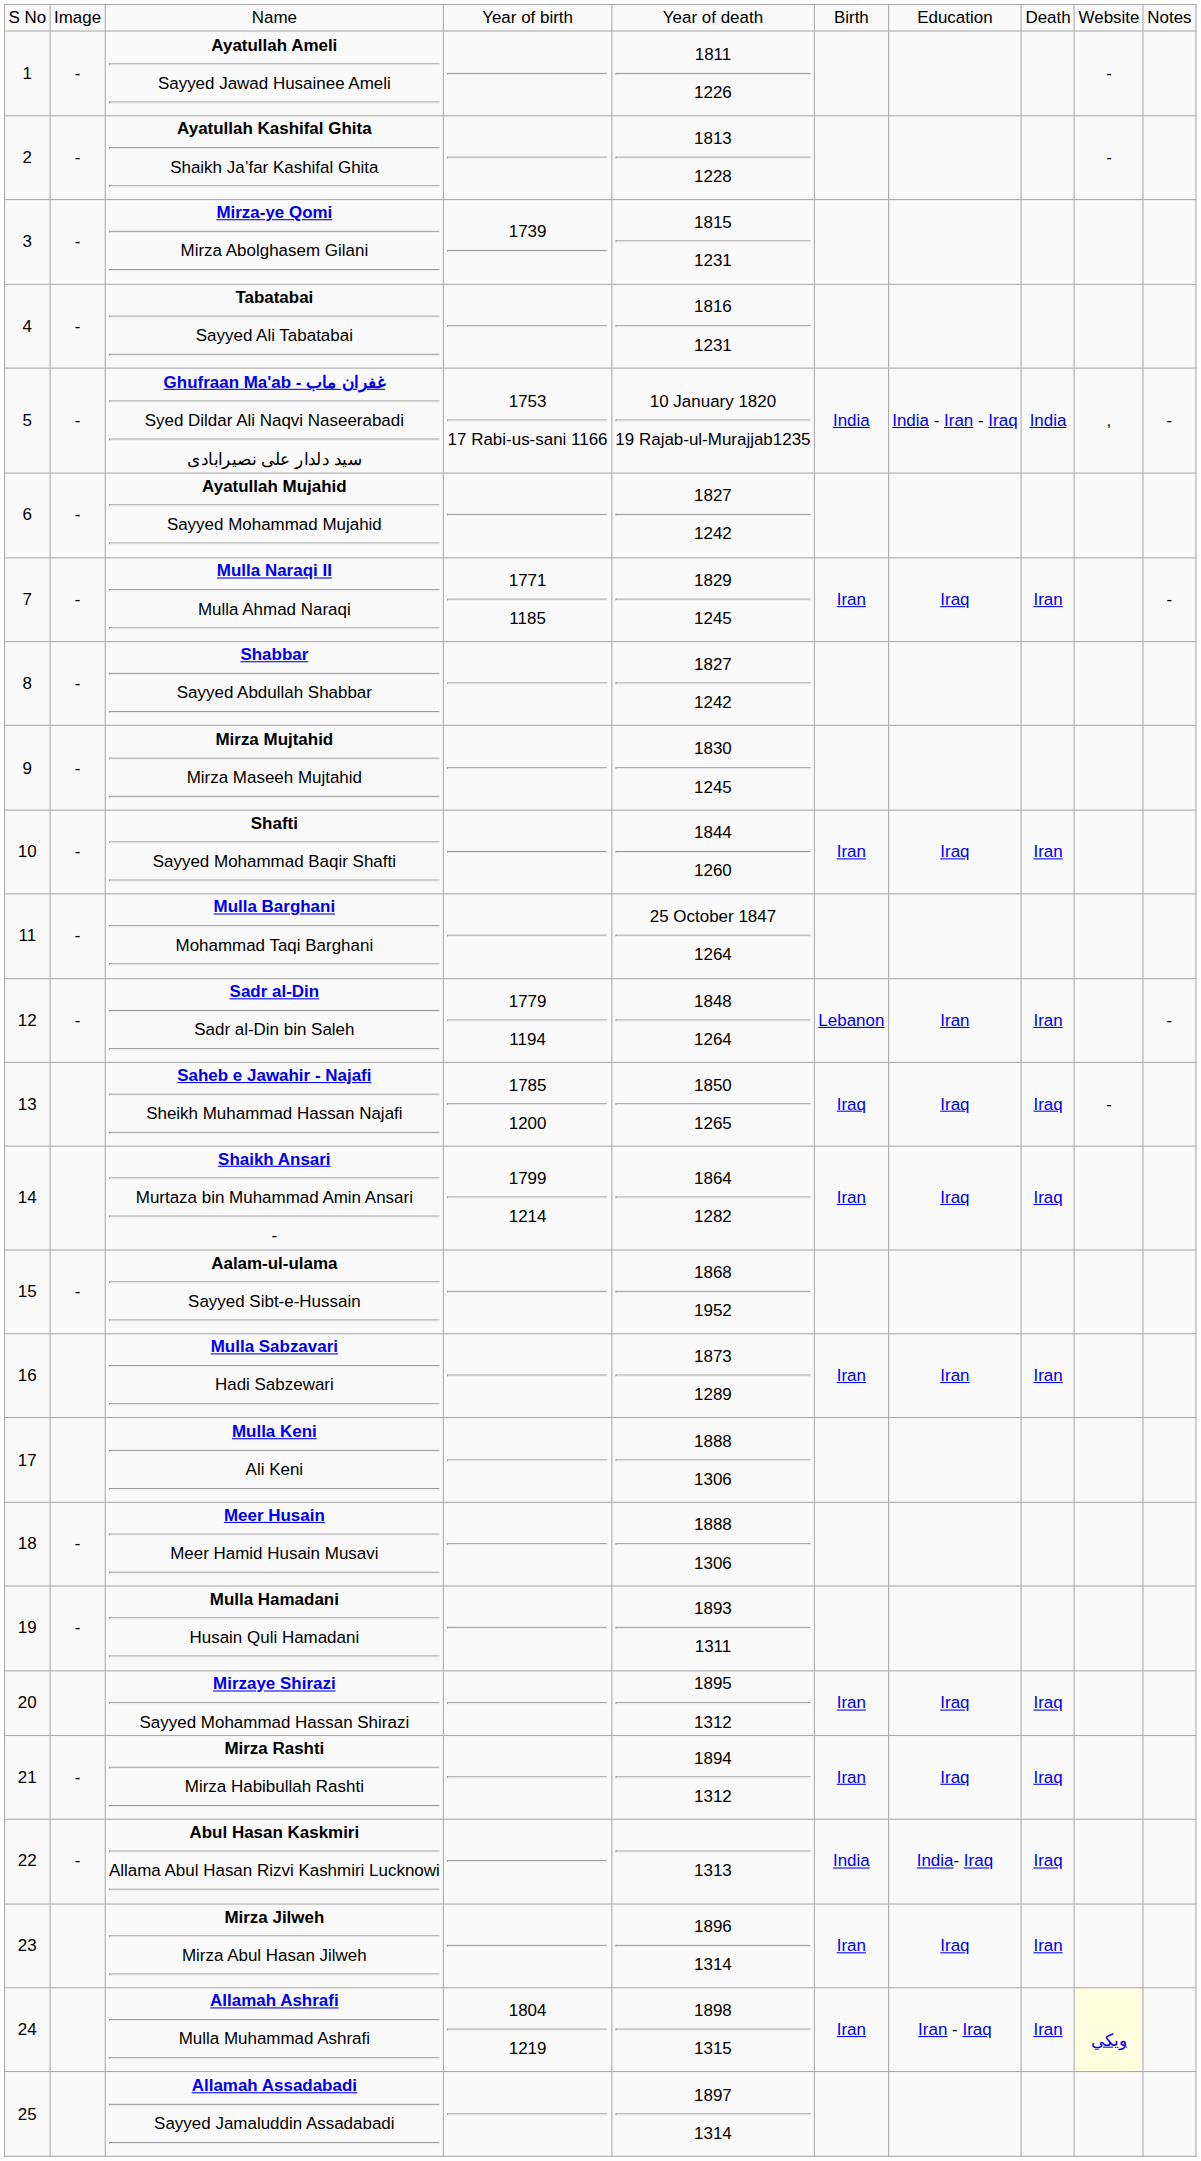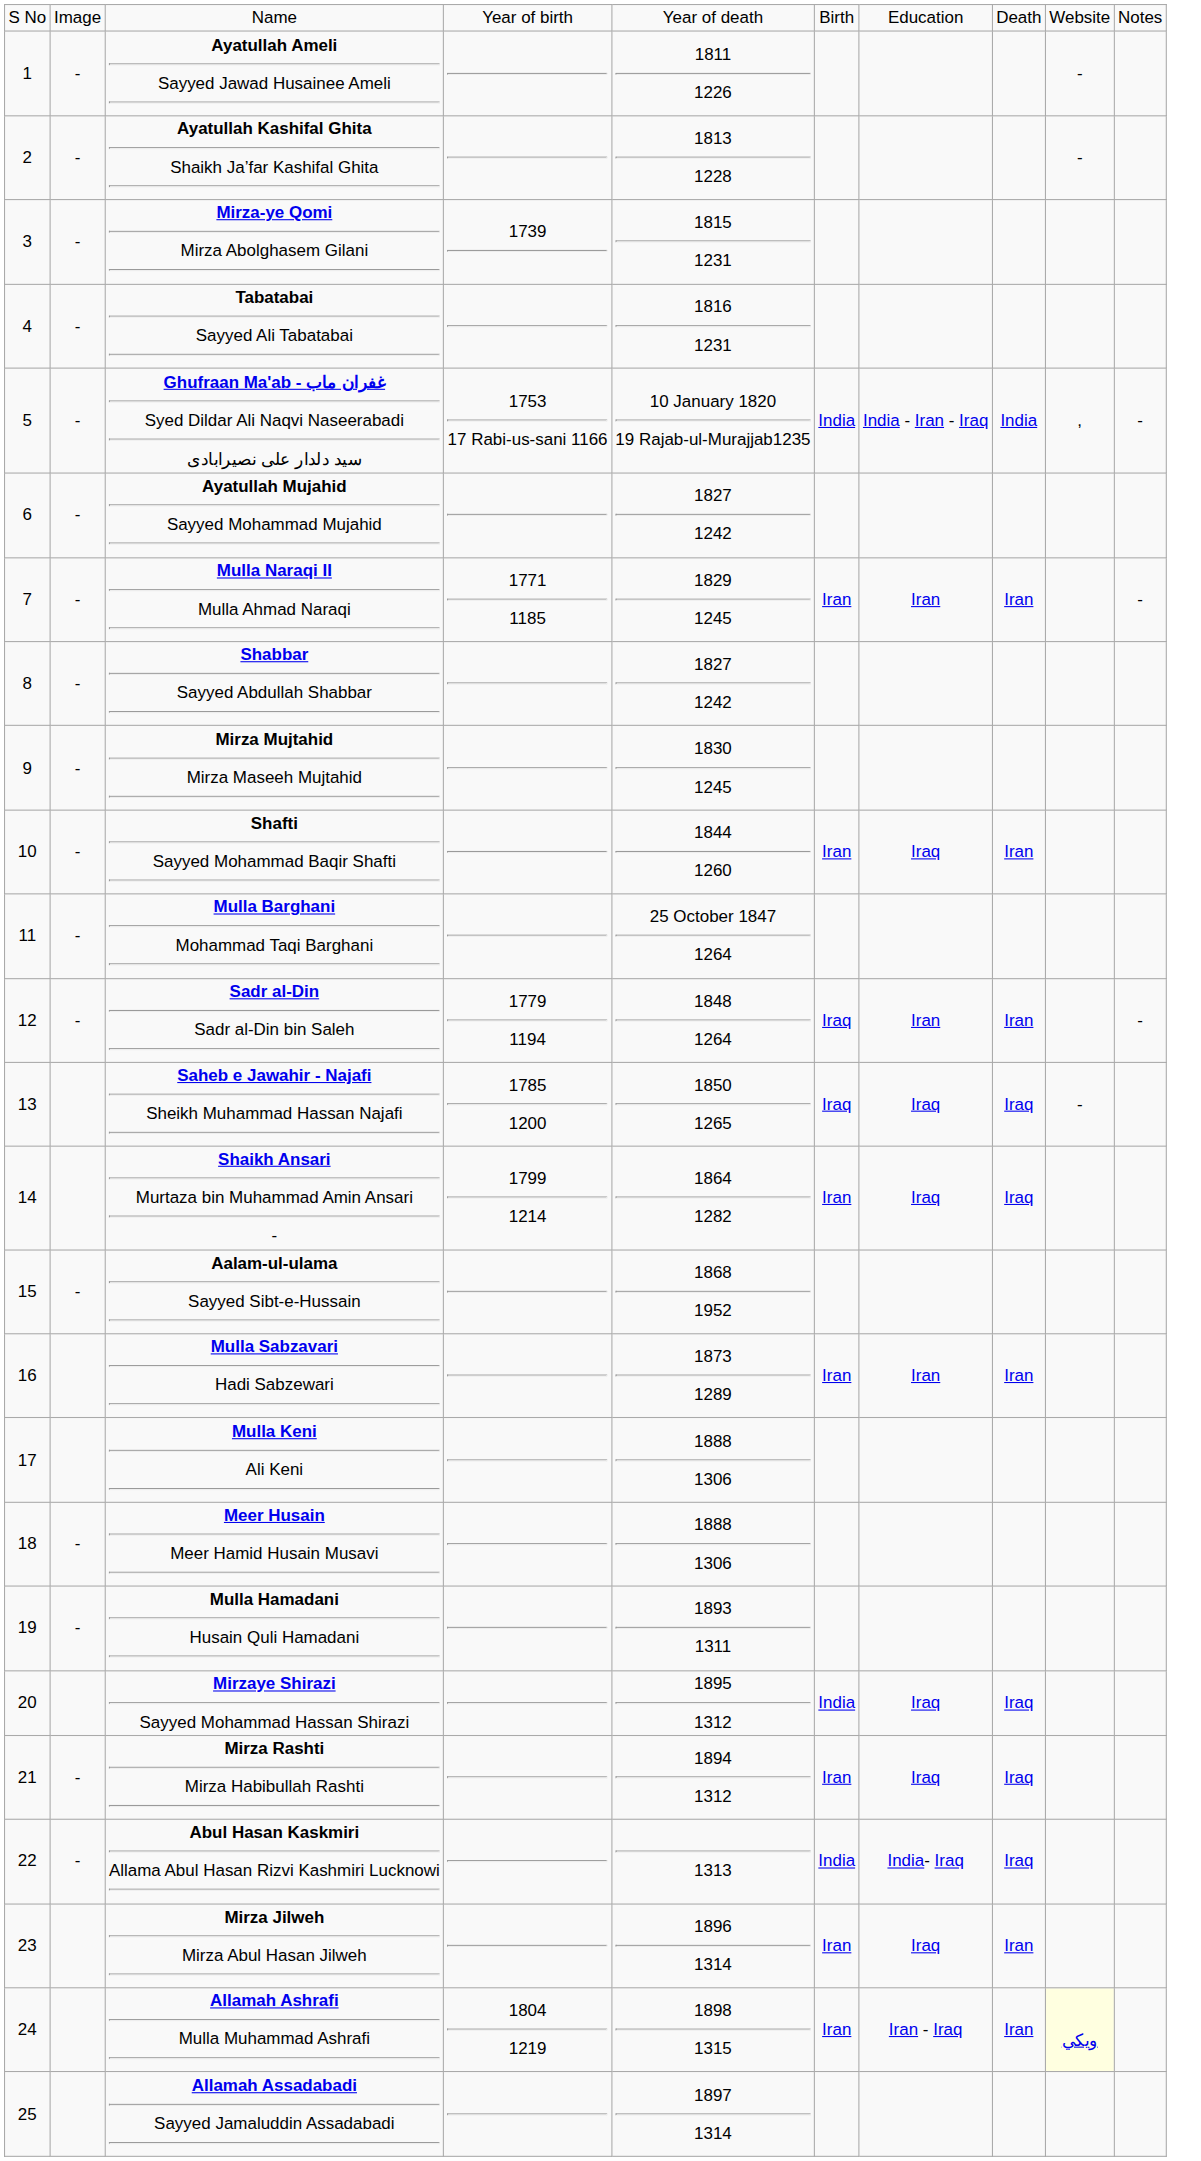(955, 599) Iraq -> (926, 599) Iran
(851, 1020) Lebanon -> (837, 1020) Iraq
(851, 1702) Iran -> (837, 1702) India
